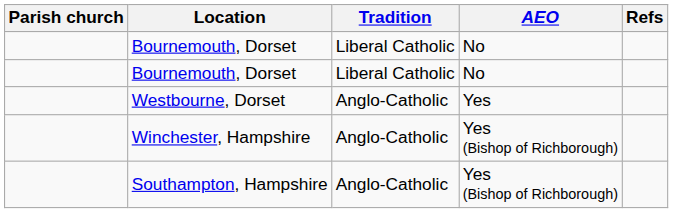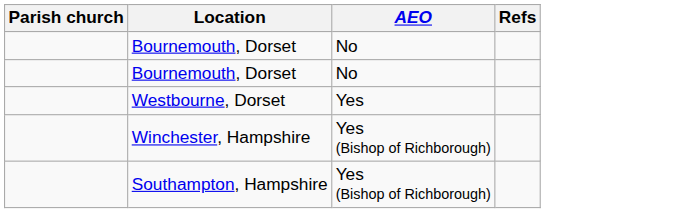- column: (395, 18)
